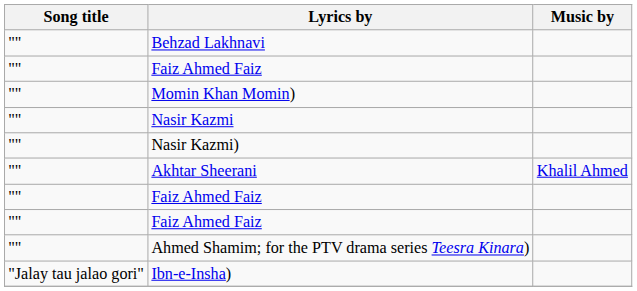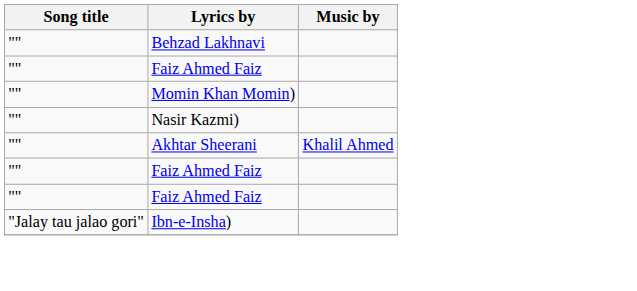- row: (15, 119)
- row: (15, 247)
